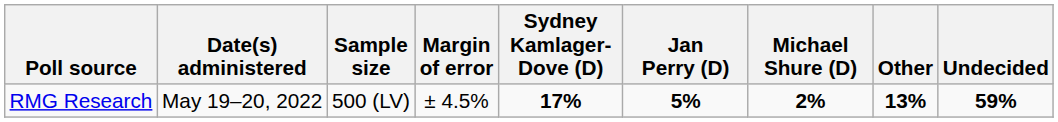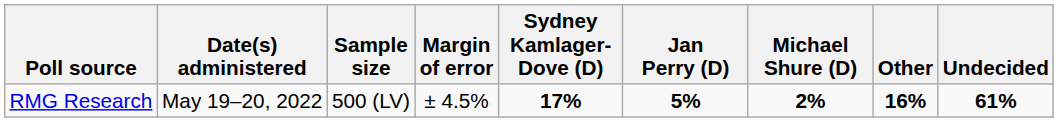(905, 100) 13% -> (905, 100) 16%
(996, 100) 59% -> (996, 100) 61%
